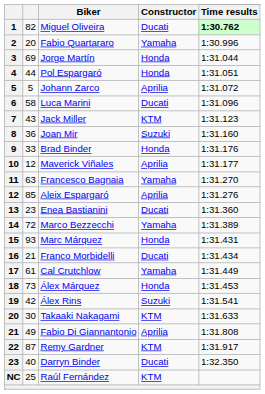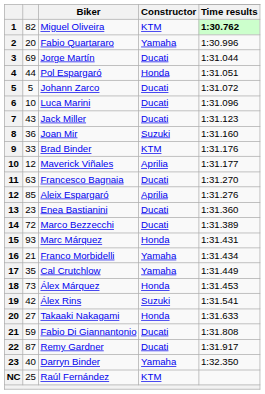(155, 27) Ducati -> (151, 27) KTM
(155, 57) Honda -> (155, 57) Ducati
(154, 88) Aprilia -> (155, 88) Ducati
(31, 103) 58 -> (31, 103) 10
(151, 118) KTM -> (155, 118) Ducati
(155, 149) Honda -> (151, 149) KTM
(159, 179) Yamaha -> (155, 179) Ducati
(159, 225) Yamaha -> (155, 225) Ducati
(155, 255) Ducati -> (159, 255) Yamaha
(31, 270) 61 -> (31, 270) 35
(31, 316) 30 -> (31, 316) 27
(151, 316) KTM -> (155, 316) Honda
(31, 331) 49 -> (31, 331) 59
(154, 331) Aprilia -> (155, 331) Ducati
(151, 346) KTM -> (155, 346) Ducati
(155, 362) Ducati -> (159, 362) Yamaha
